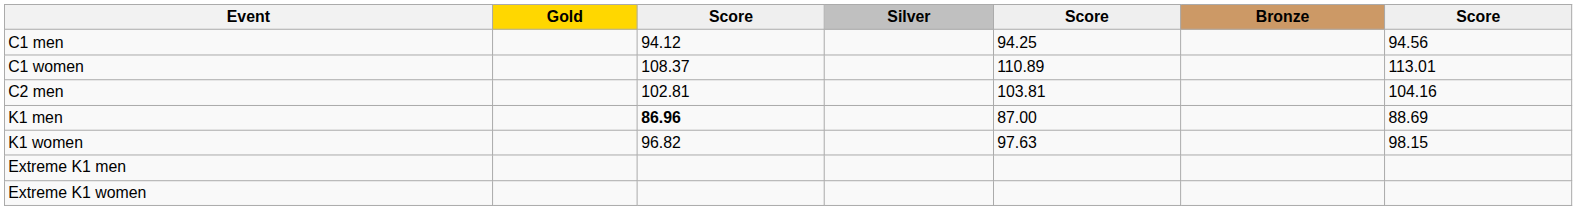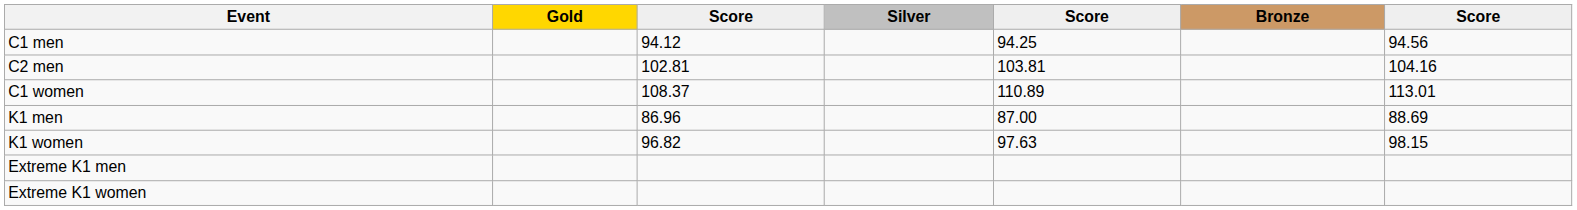rows swapped: (46, 67) <-> (36, 92)
(661, 117) bold -> (661, 117) normal
